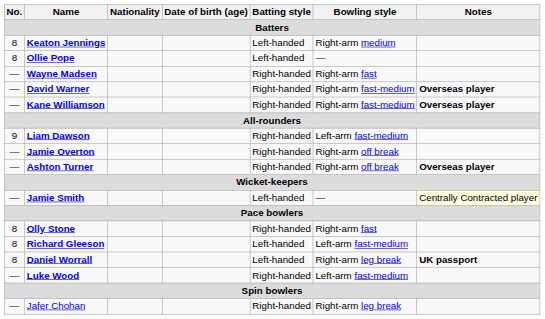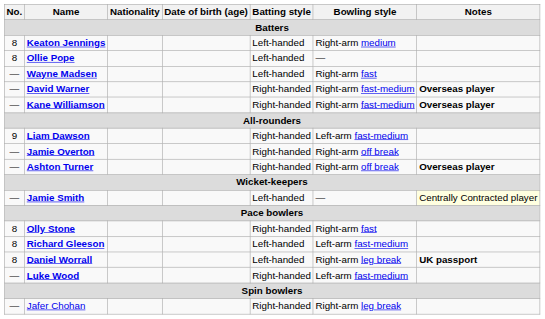(282, 74) Right-handed -> (278, 74) Left-handed
